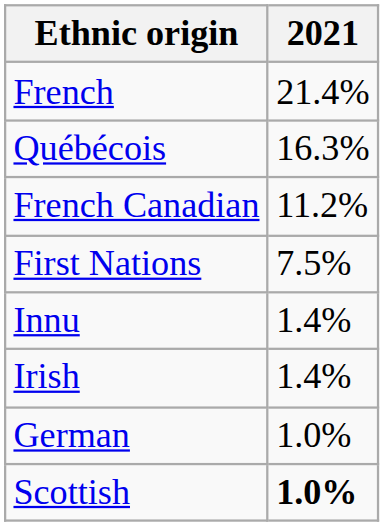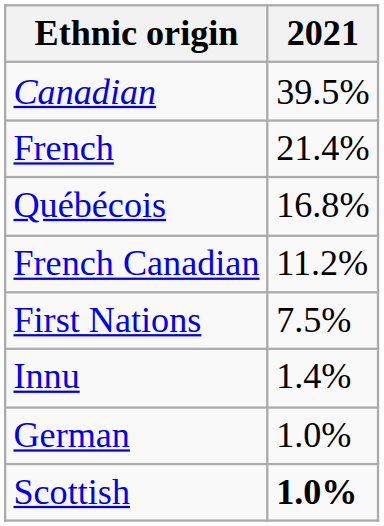+ row: (85, 90)
(323, 148) 16.3% -> (323, 205) 16.8%
- row: (47, 377)
